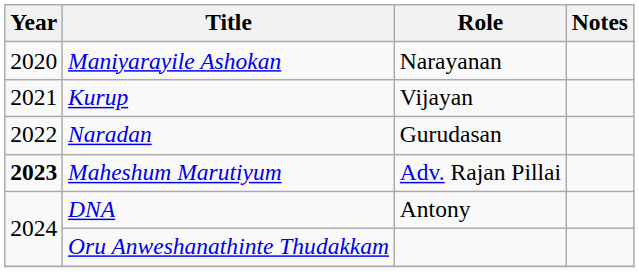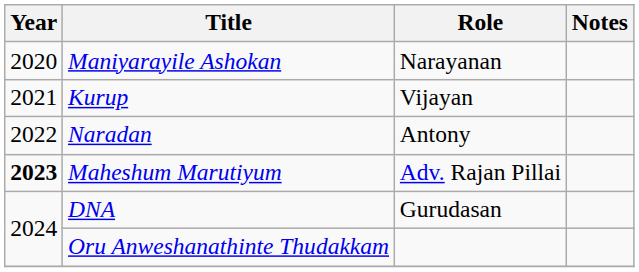(451, 135) Gurudasan -> (435, 135) Antony
(435, 209) Antony -> (451, 209) Gurudasan
